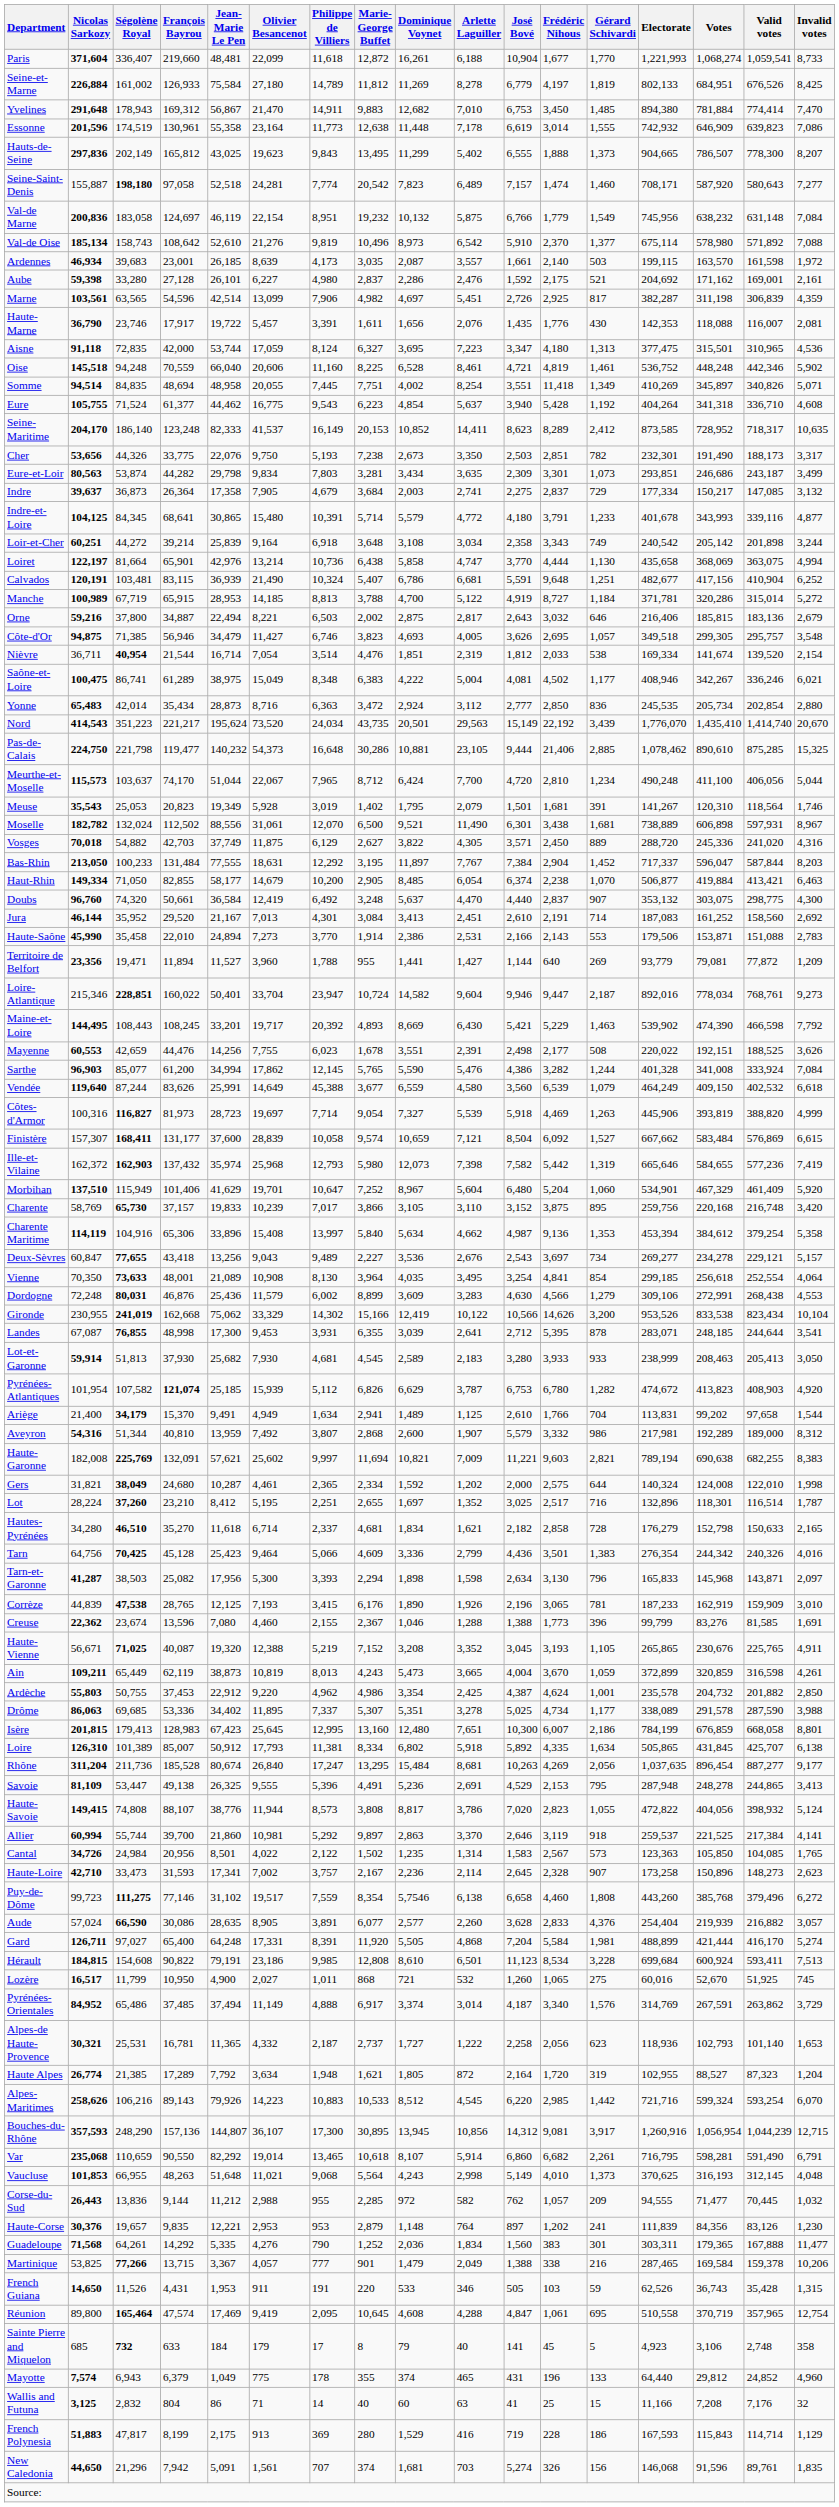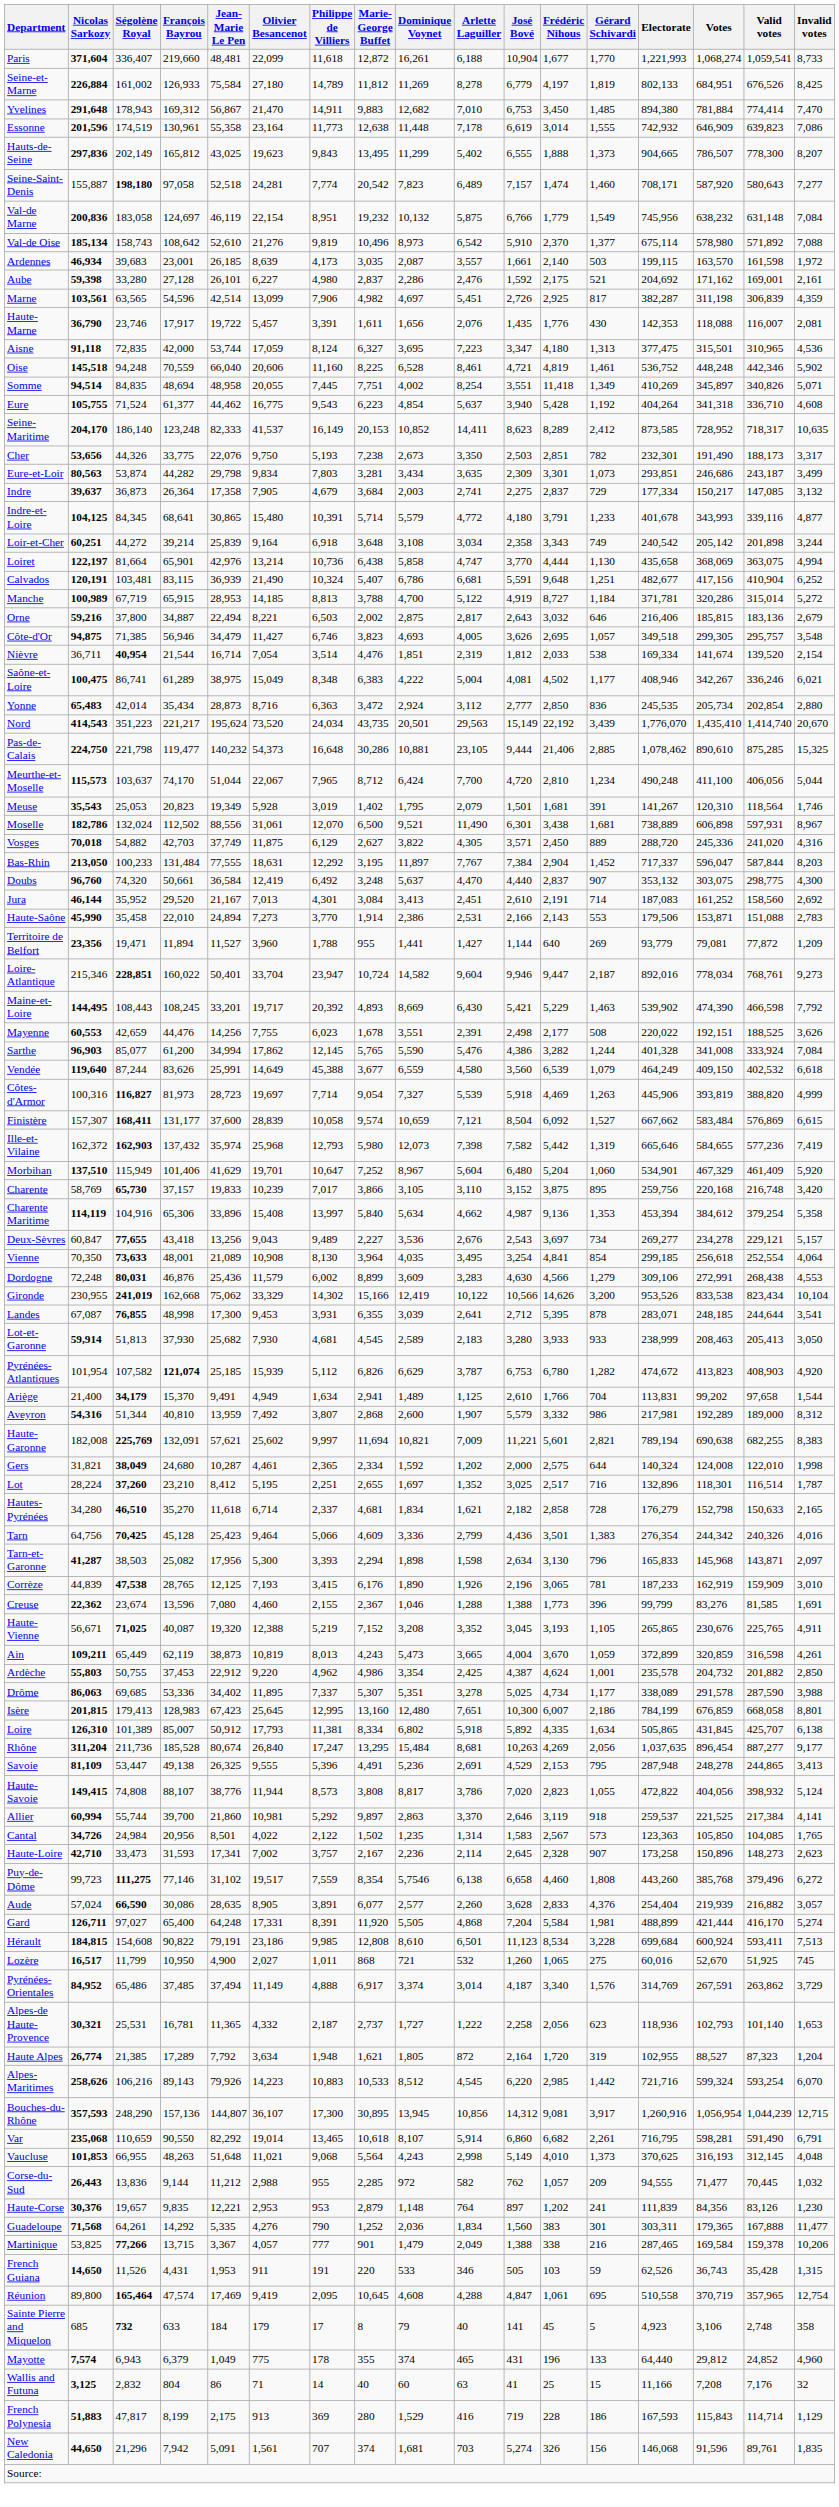(89, 824) 182,782 -> (89, 824) 182,786
- row: (31, 880)
(556, 1458) 9,603 -> (556, 1440) 5,601
